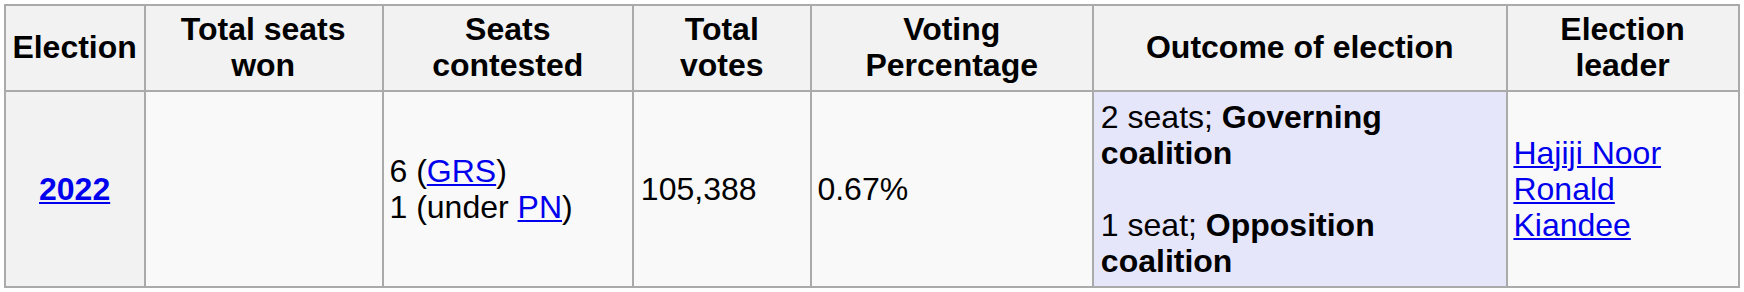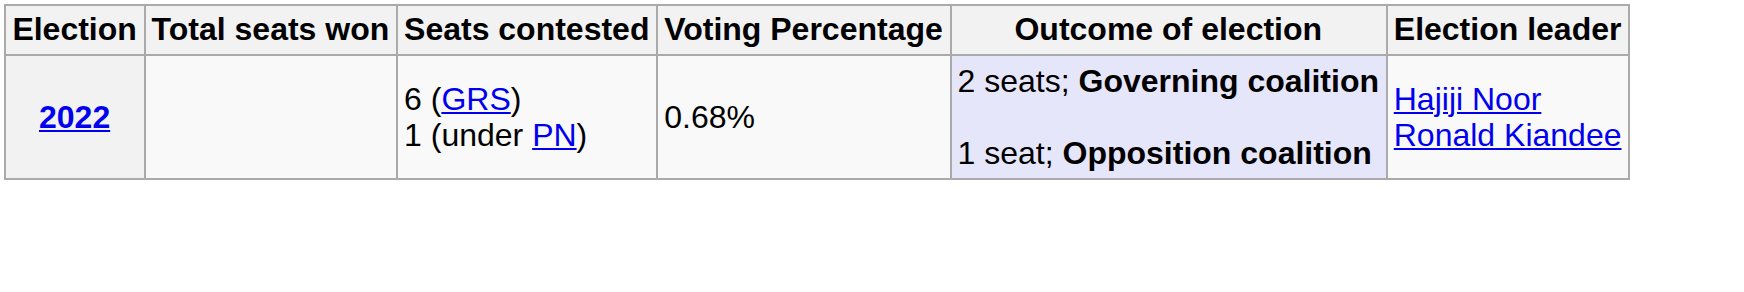- column: (722, 47)
(863, 188) 0.67% -> (710, 116) 0.68%
